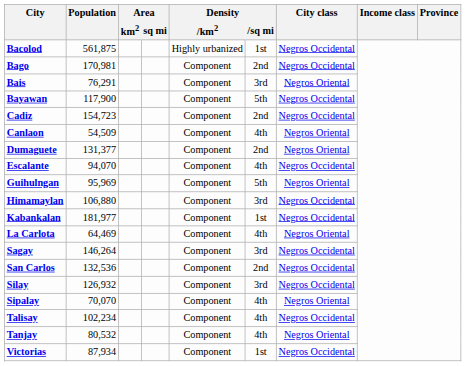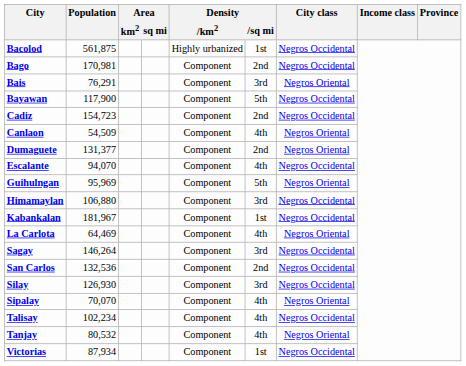(99, 217) 181,977 -> (99, 217) 181,967
(99, 285) 126,932 -> (99, 285) 126,930
